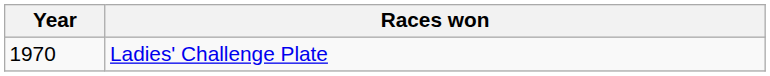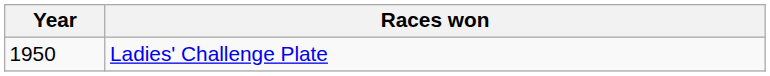(33, 53) 1970 -> (33, 53) 1950
